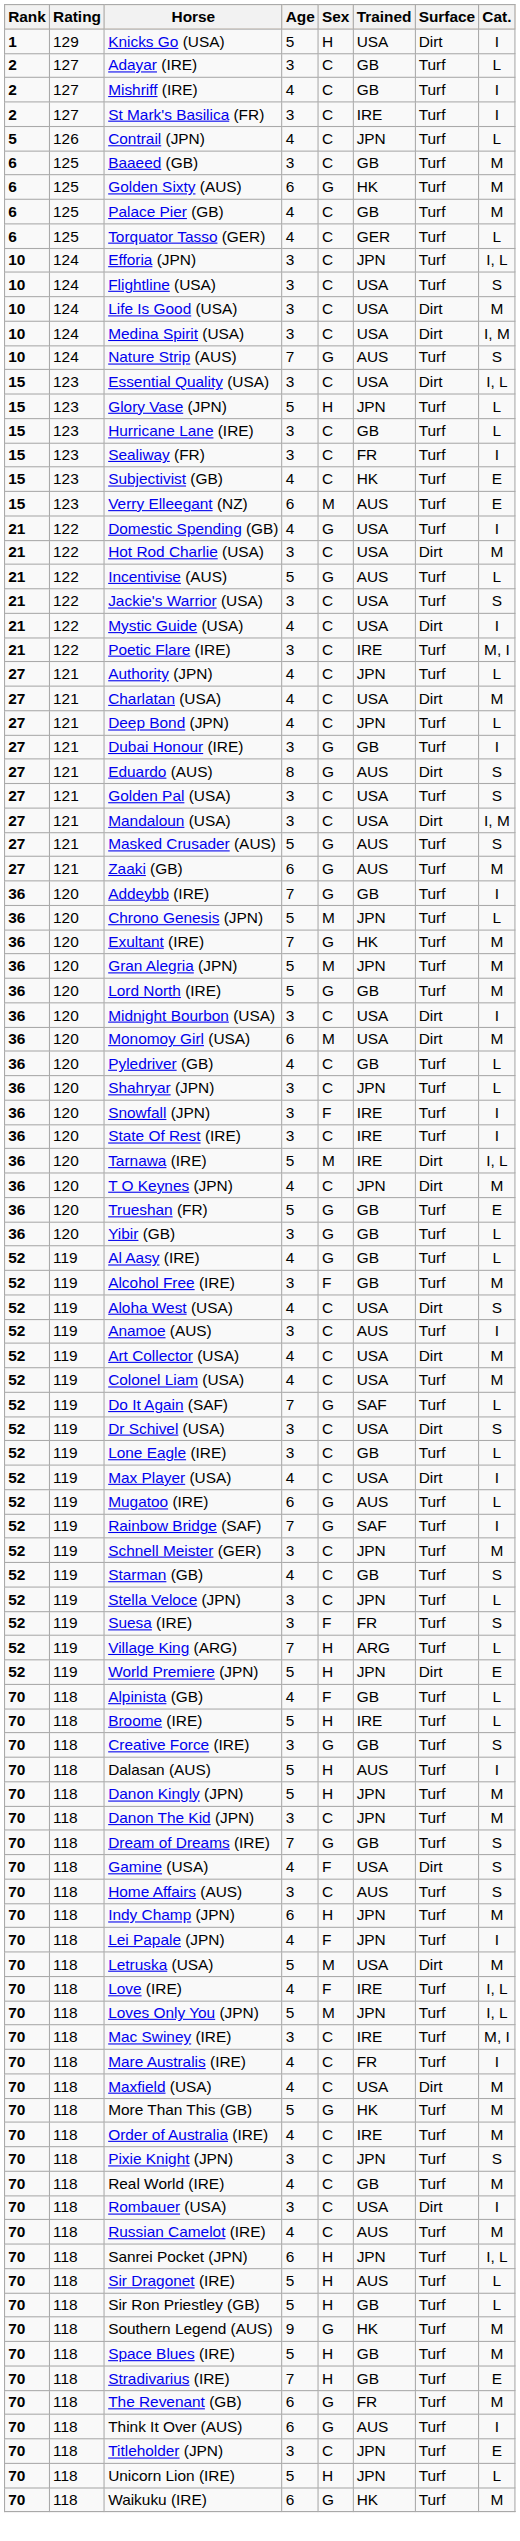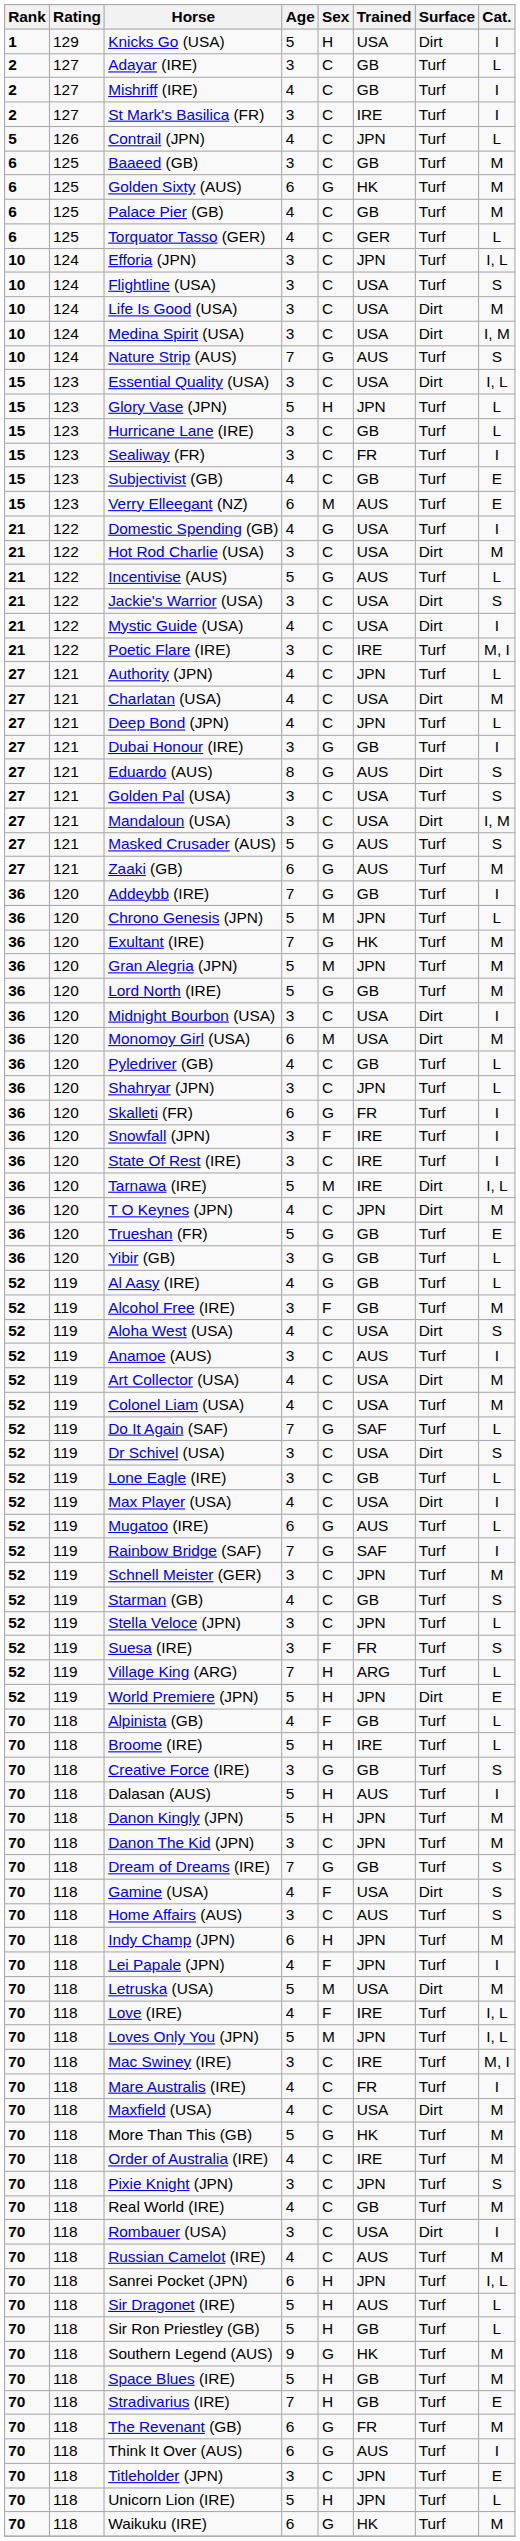(367, 480) HK -> (368, 480) GB
(432, 601) Turf -> (431, 601) Dirt
+ row: (151, 1113)
